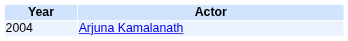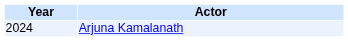(19, 28) 2004 -> (19, 28) 2024
